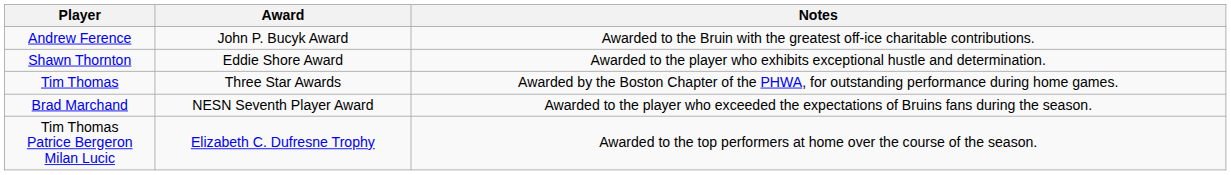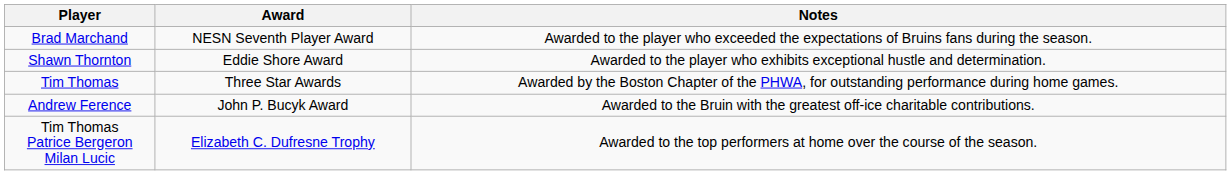rows swapped: (80, 104) <-> (80, 37)
